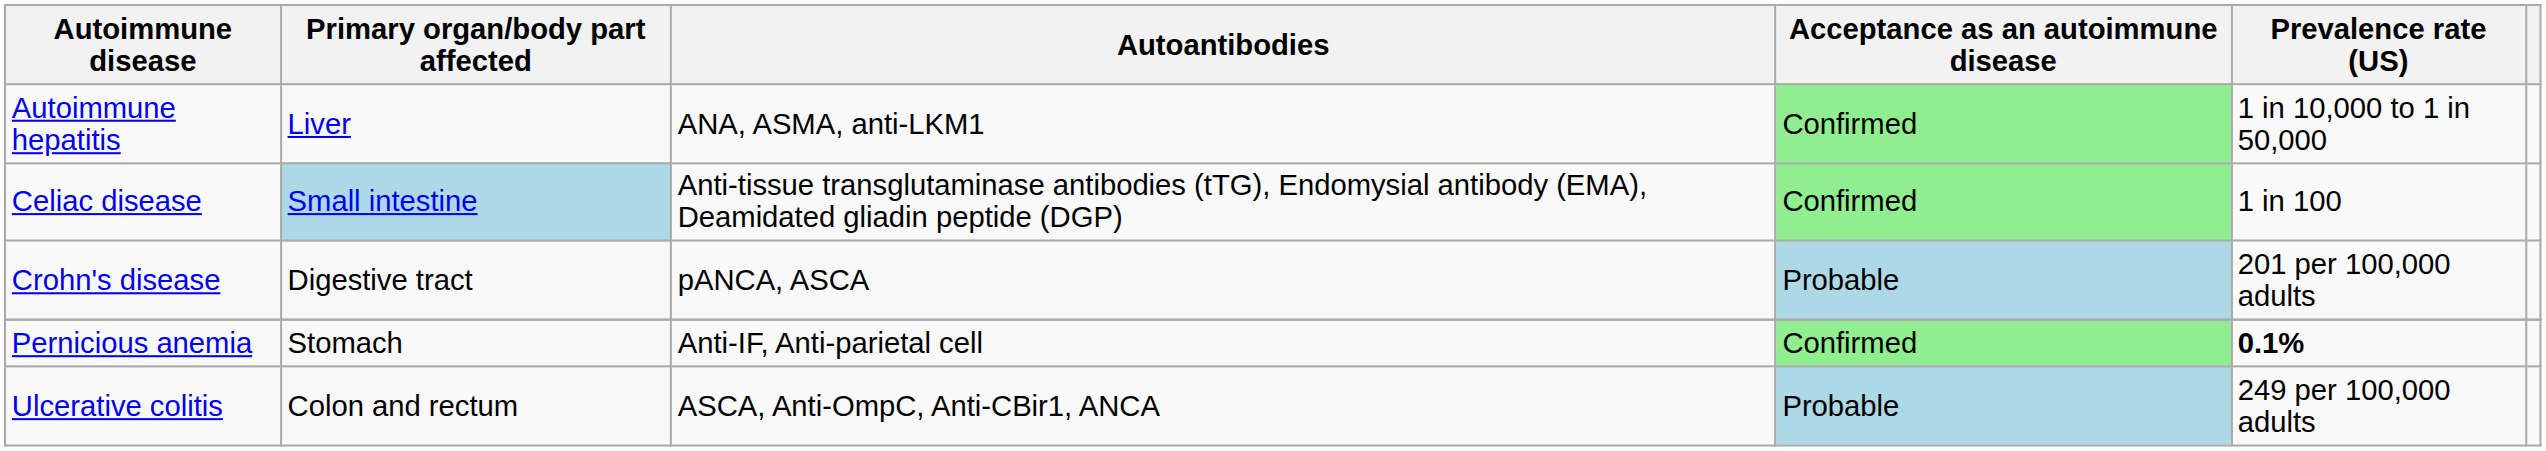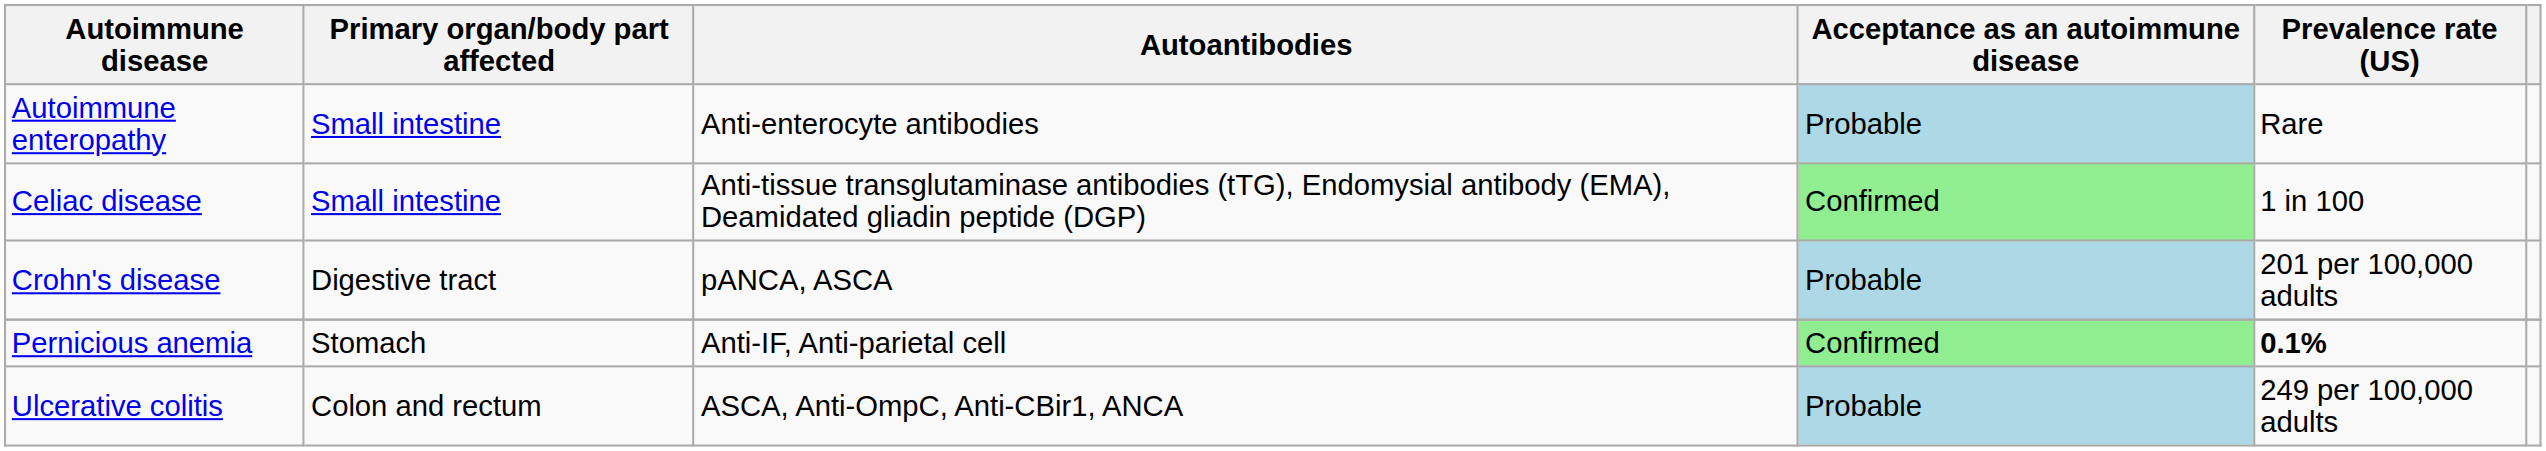+ row: (94, 123)
- row: (94, 123)
(383, 202) lightblue background -> (406, 202) no background
